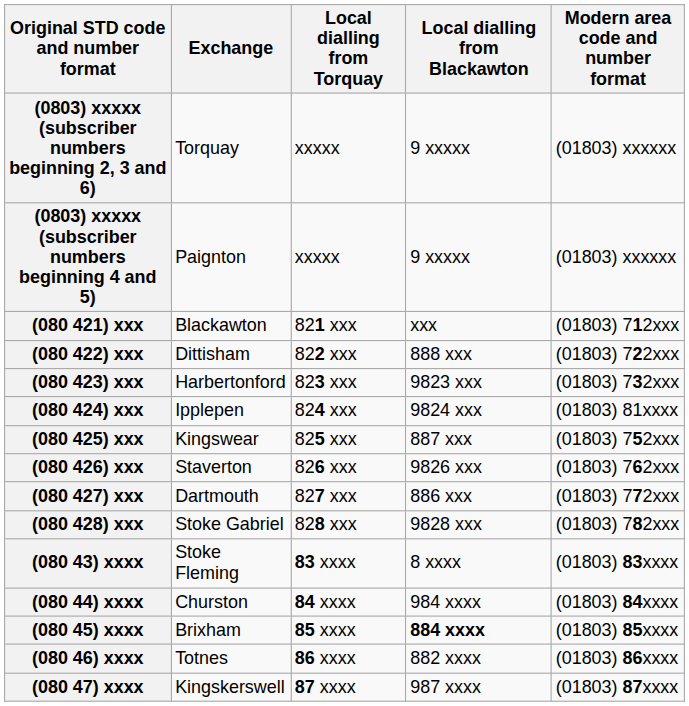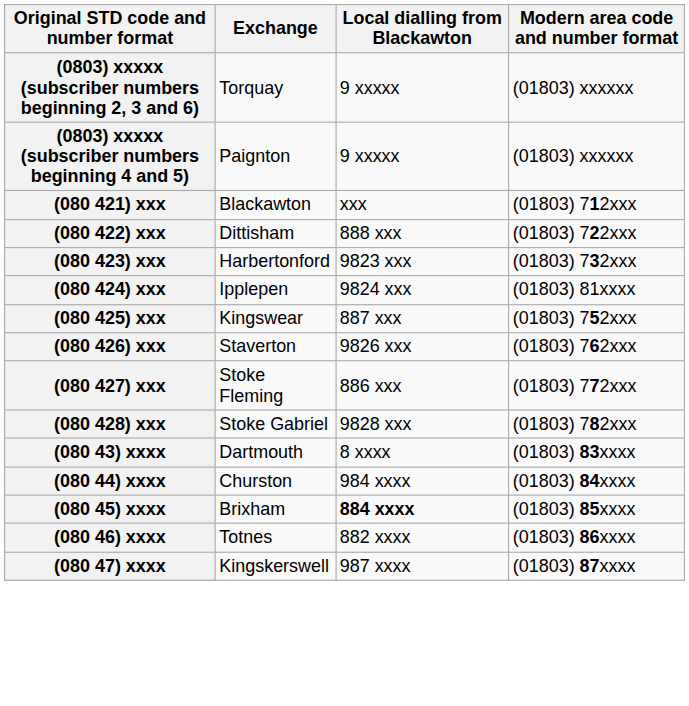- column: (348, 48)
(217, 496) Dartmouth -> (251, 385) Stoke Fleming
(207, 563) Stoke Fleming -> (261, 452) Dartmouth
